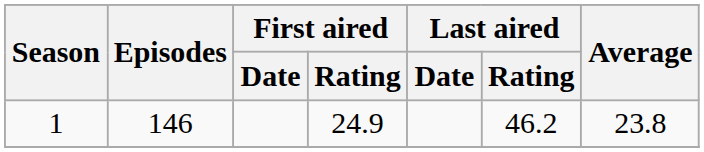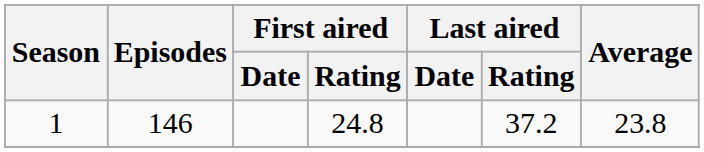(357, 123) 24.9 -> (357, 123) 24.8
(531, 123) 46.2 -> (531, 123) 37.2
